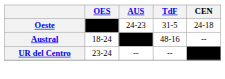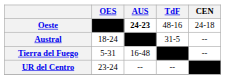(136, 25) normal -> (140, 25) bold
(170, 25) 31-5 -> (172, 25) 48-16
(170, 39) 48-16 -> (172, 39) 31-5
+ row: (48, 53)
